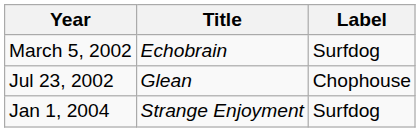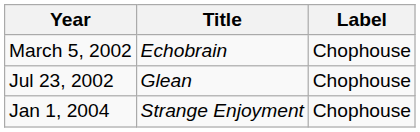(346, 50) Surfdog -> (362, 50) Chophouse
(346, 111) Surfdog -> (362, 111) Chophouse
